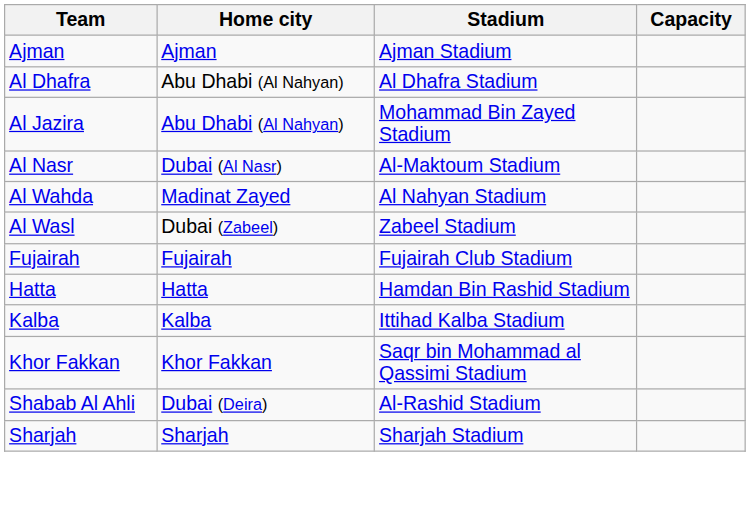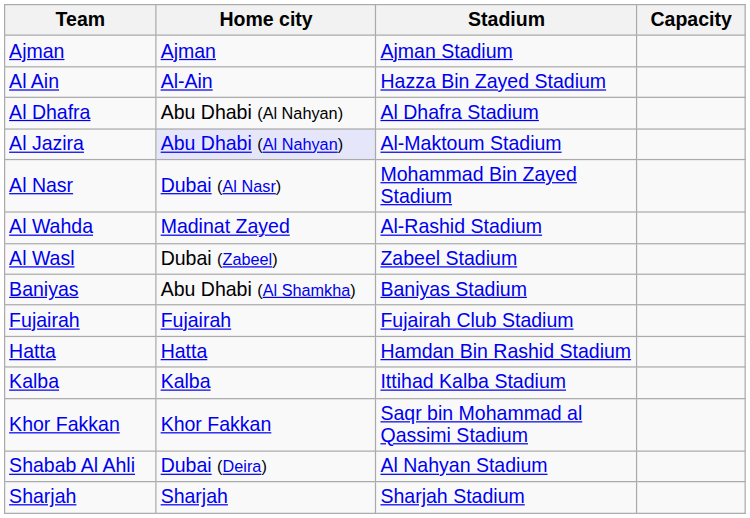+ row: (34, 81)
(252, 123) no background -> (252, 143) lavender background
(477, 123) Mohammad Bin Zayed Stadium -> (471, 143) Al-Maktoum Stadium
(470, 165) Al-Maktoum Stadium -> (479, 185) Mohammad Bin Zayed Stadium
(463, 196) Al Nahyan Stadium -> (461, 227) Al-Rashid Stadium
+ row: (44, 289)
(460, 404) Al-Rashid Stadium -> (464, 466) Al Nahyan Stadium
